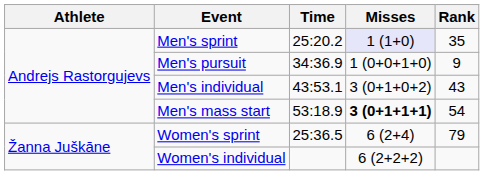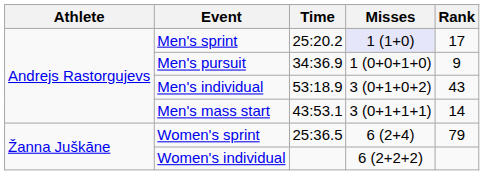(457, 40) 35 -> (457, 40) 17
(317, 88) 43:53.1 -> (317, 88) 53:18.9
(317, 111) 53:18.9 -> (317, 111) 43:53.1
(390, 111) bold -> (390, 111) normal
(457, 111) 54 -> (457, 111) 14
